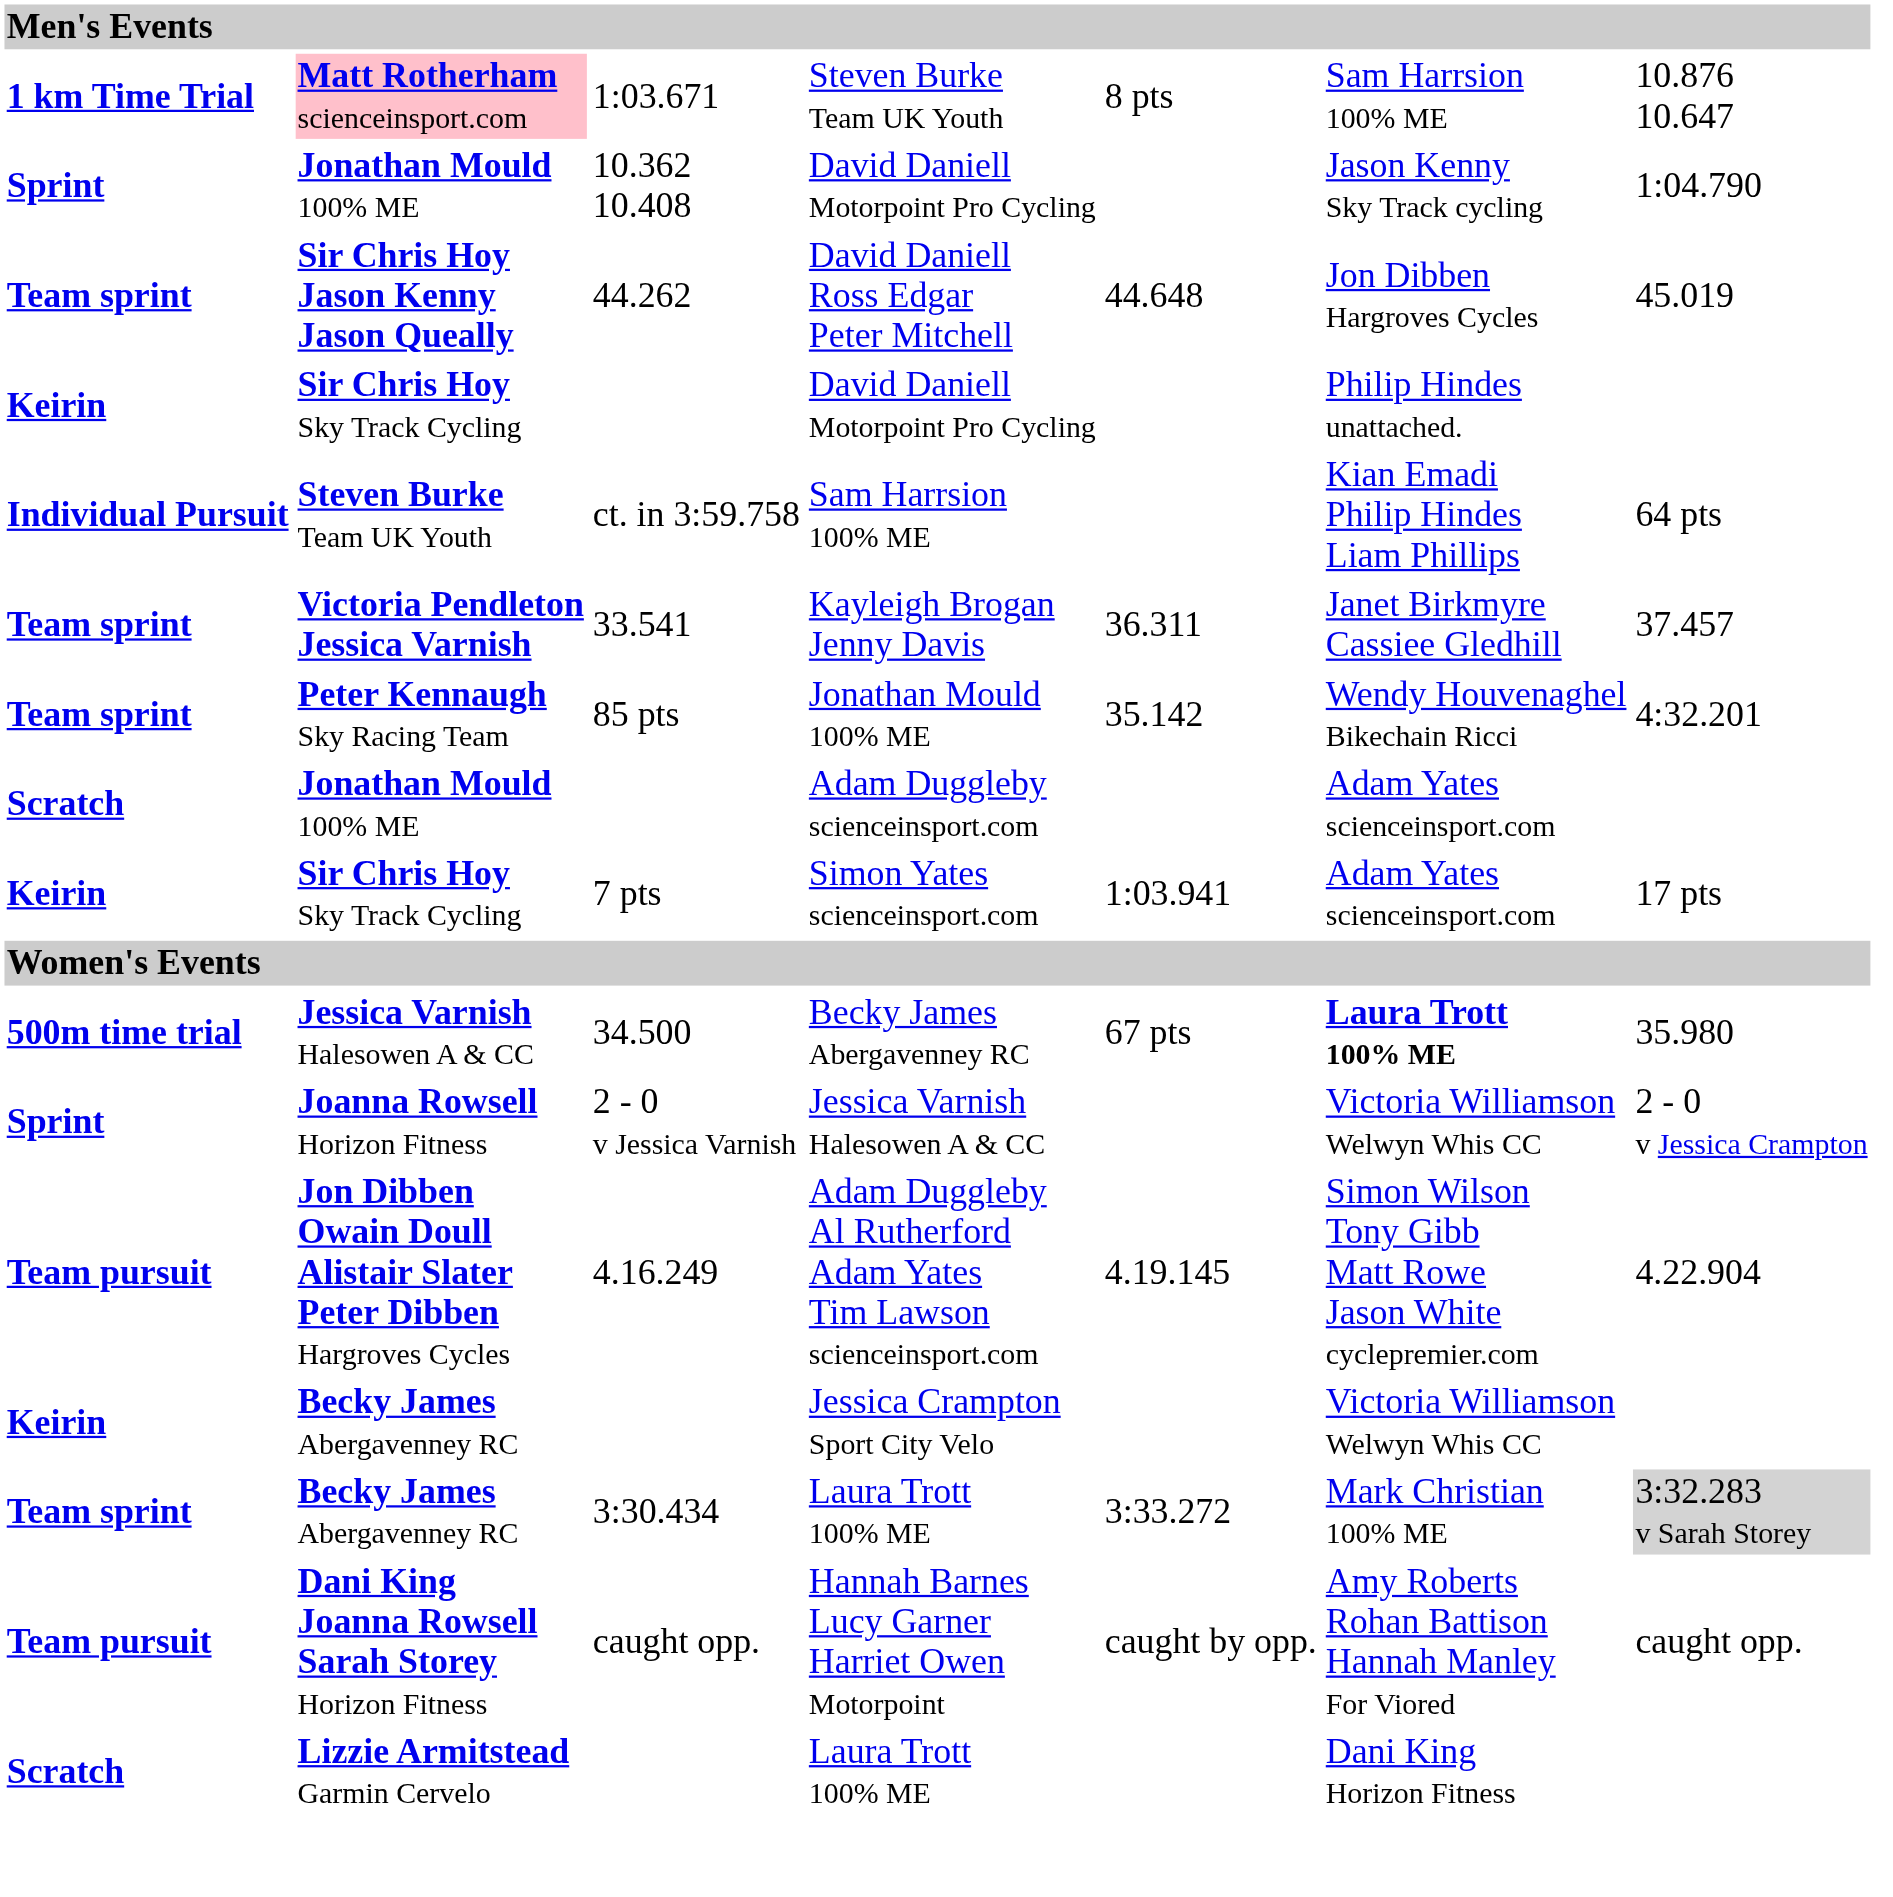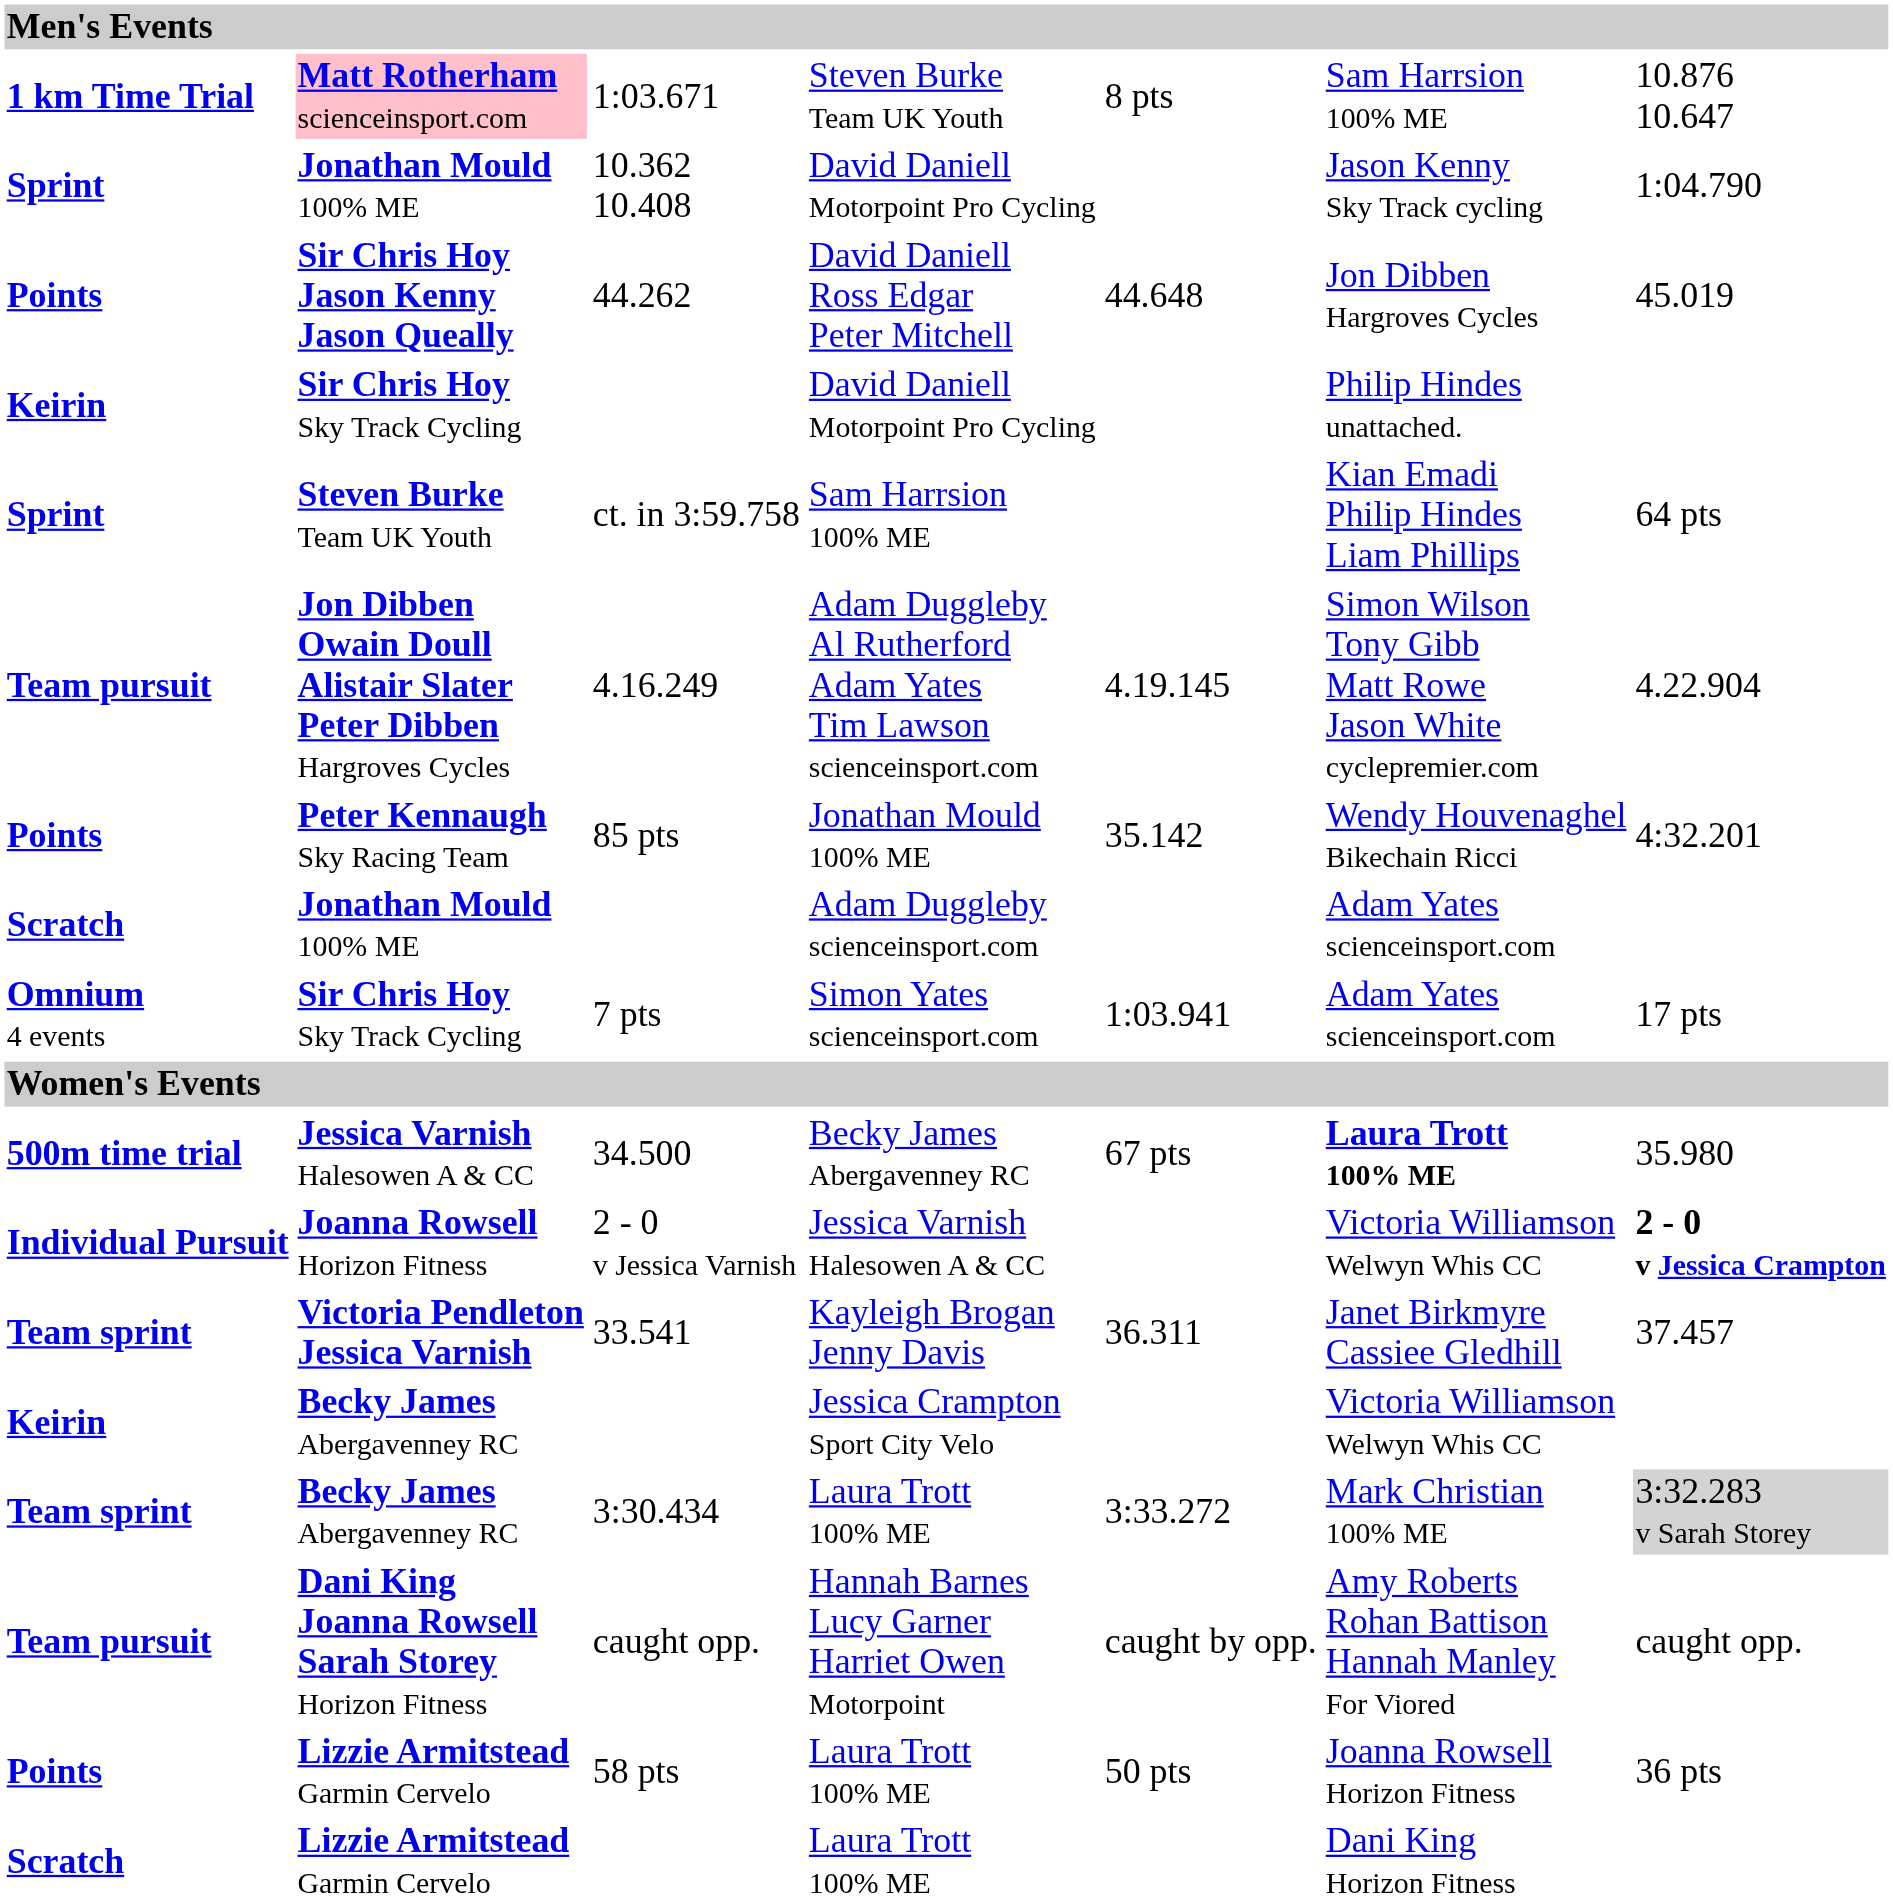(99, 295) Team sprint -> (55, 295) Points
(148, 514) Individual Pursuit -> (56, 514) Sprint
rows swapped: (656, 1271) <-> (642, 624)
(99, 713) Team sprint -> (55, 834) Points
(56, 893) Keirin -> (75, 1014) Omnium 4 events
(56, 1121) Sprint -> (148, 1242) Individual Pursuit
(1752, 1121) normal -> (1761, 1242) bold
+ row: (636, 1771)
